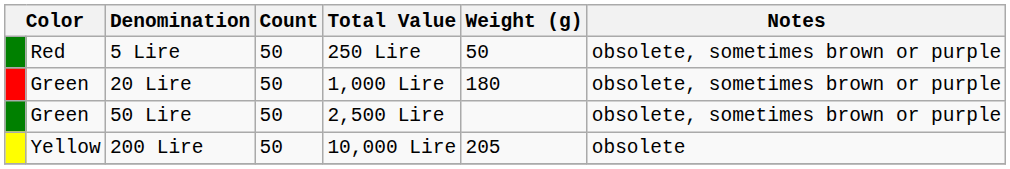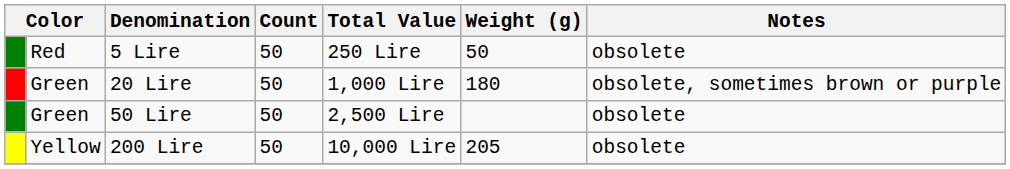(797, 52) obsolete, sometimes brown or purple -> (639, 52) obsolete
(797, 116) obsolete, sometimes brown or purple -> (639, 116) obsolete
